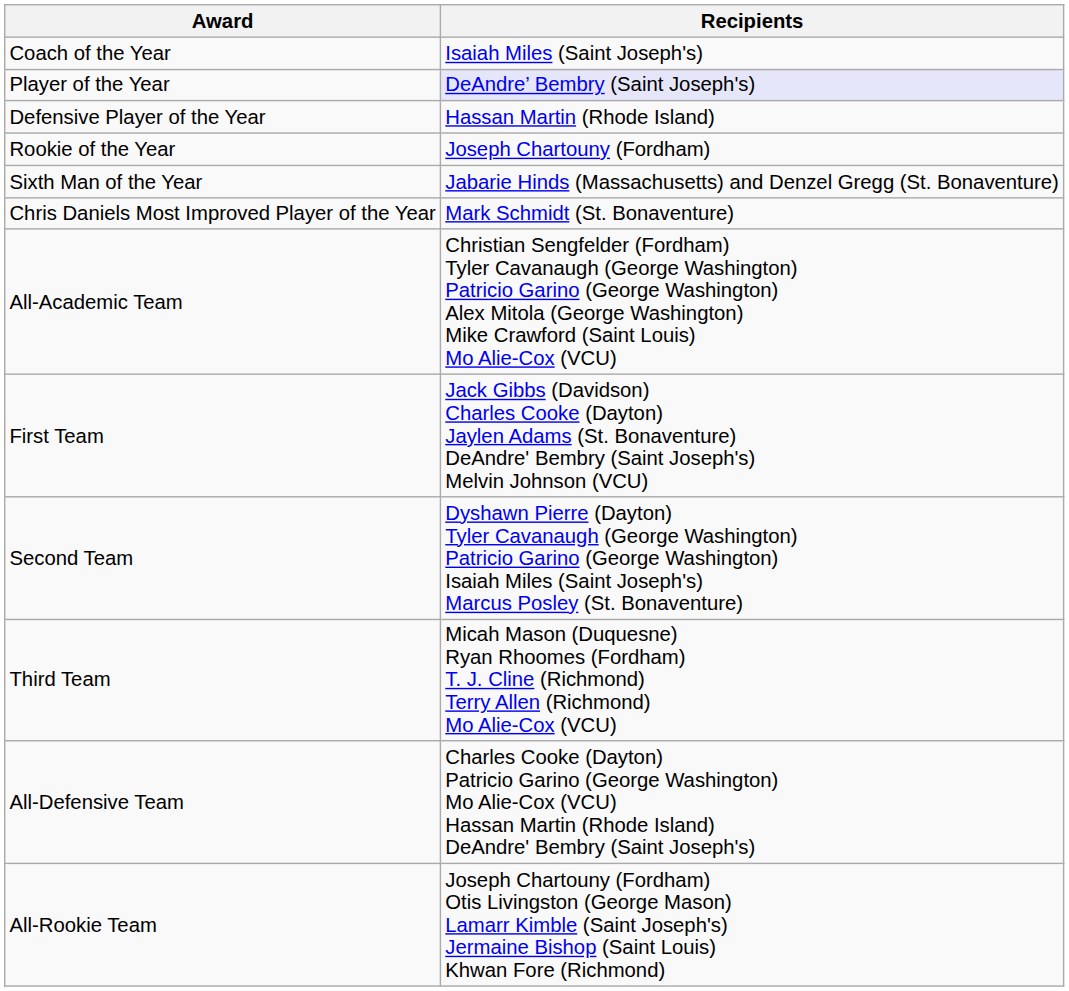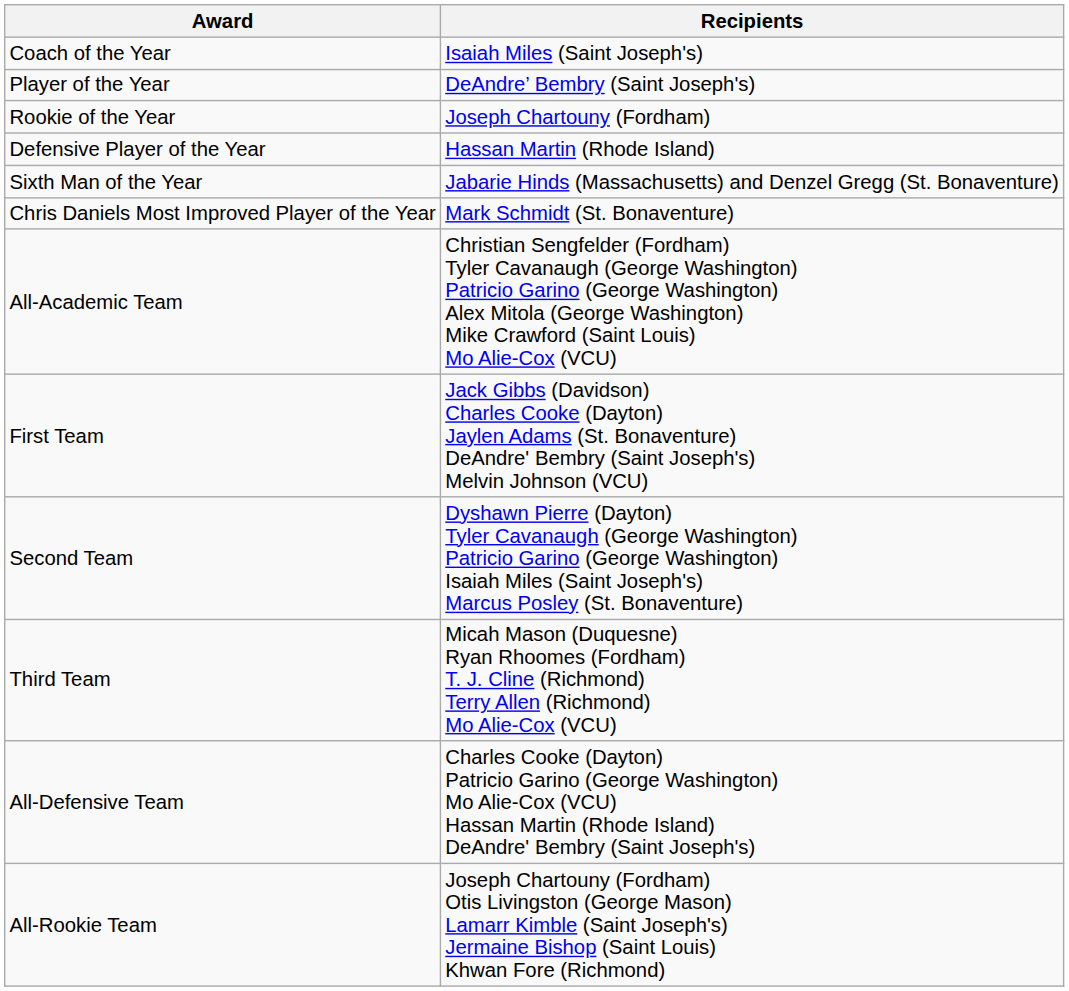(600, 85) lavender background -> (600, 85) no background
rows swapped: (137, 117) <-> (92, 149)
